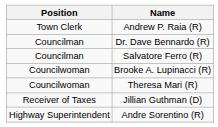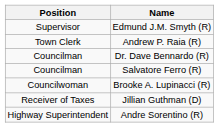+ row: (162, 27)
- row: (163, 85)
